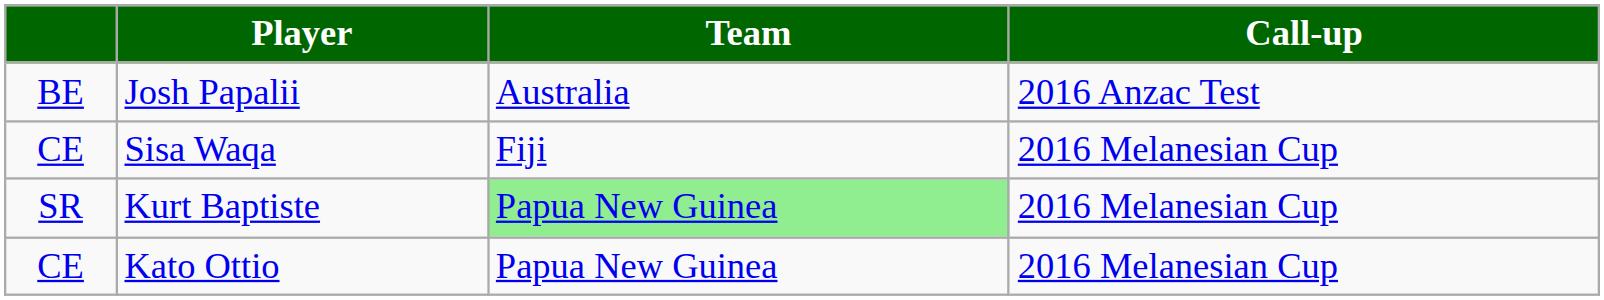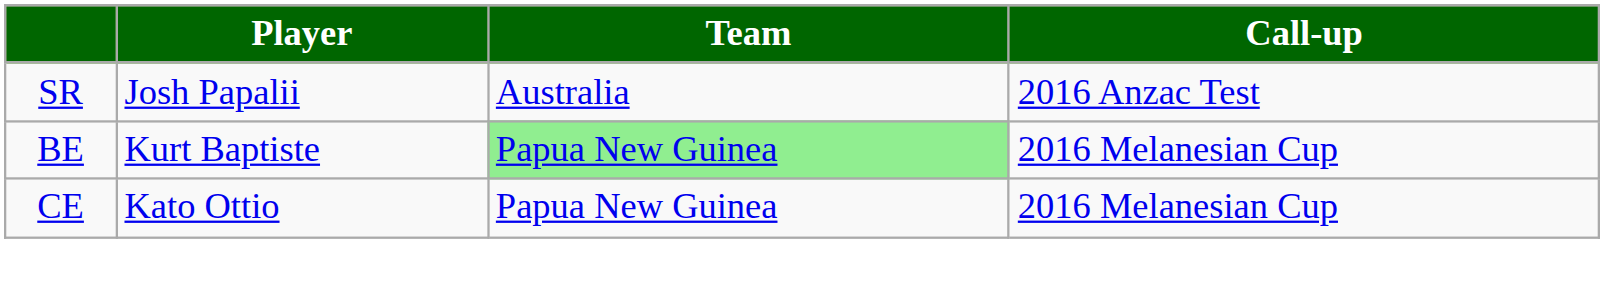(61, 91) BE -> (61, 91) SR
- row: (200, 149)
(61, 206) SR -> (61, 149) BE
